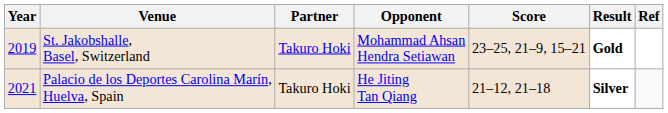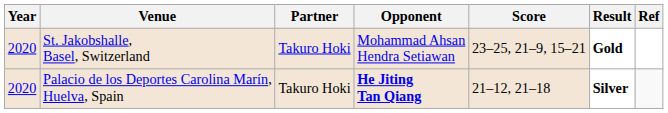(22, 48) 2019 -> (22, 48) 2020
(22, 88) 2021 -> (22, 88) 2020
(387, 88) normal -> (389, 88) bold
